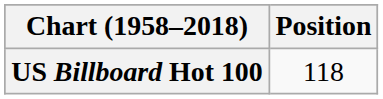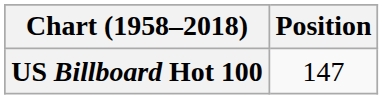(323, 70) 118 -> (323, 70) 147
